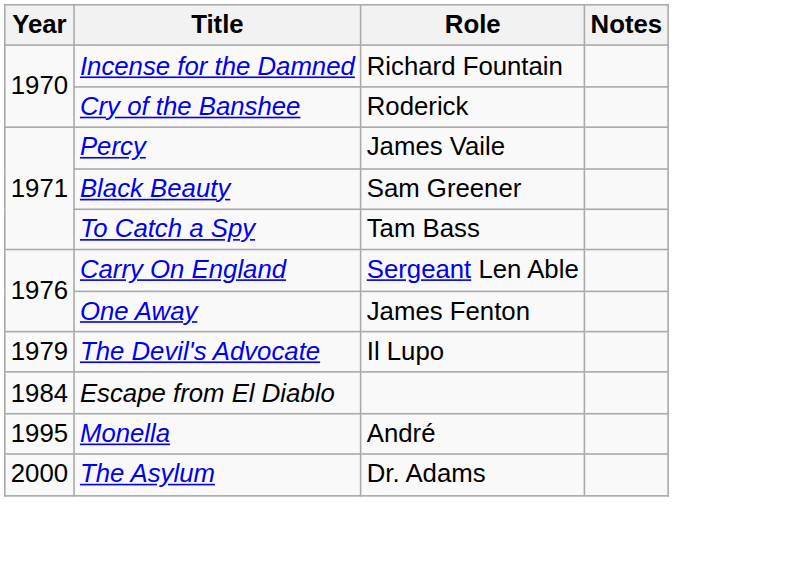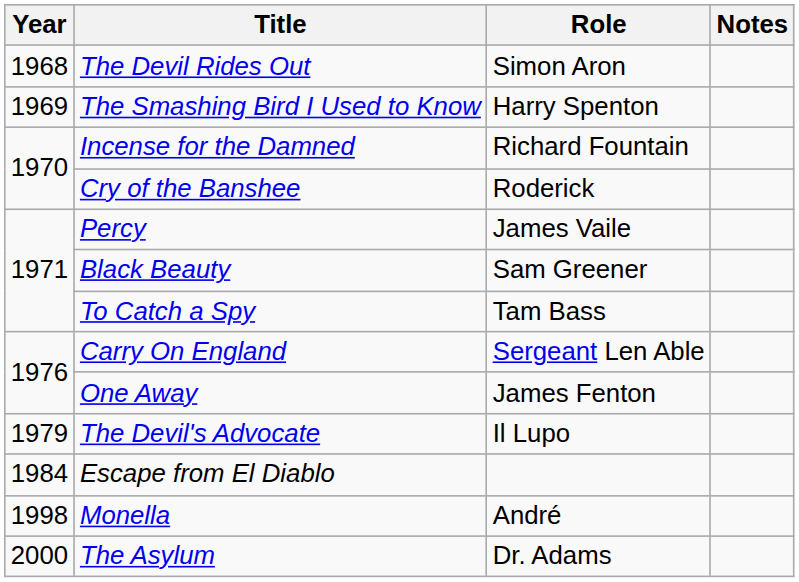+ row: (195, 65)
+ row: (280, 106)
(39, 433) 1995 -> (39, 515) 1998
